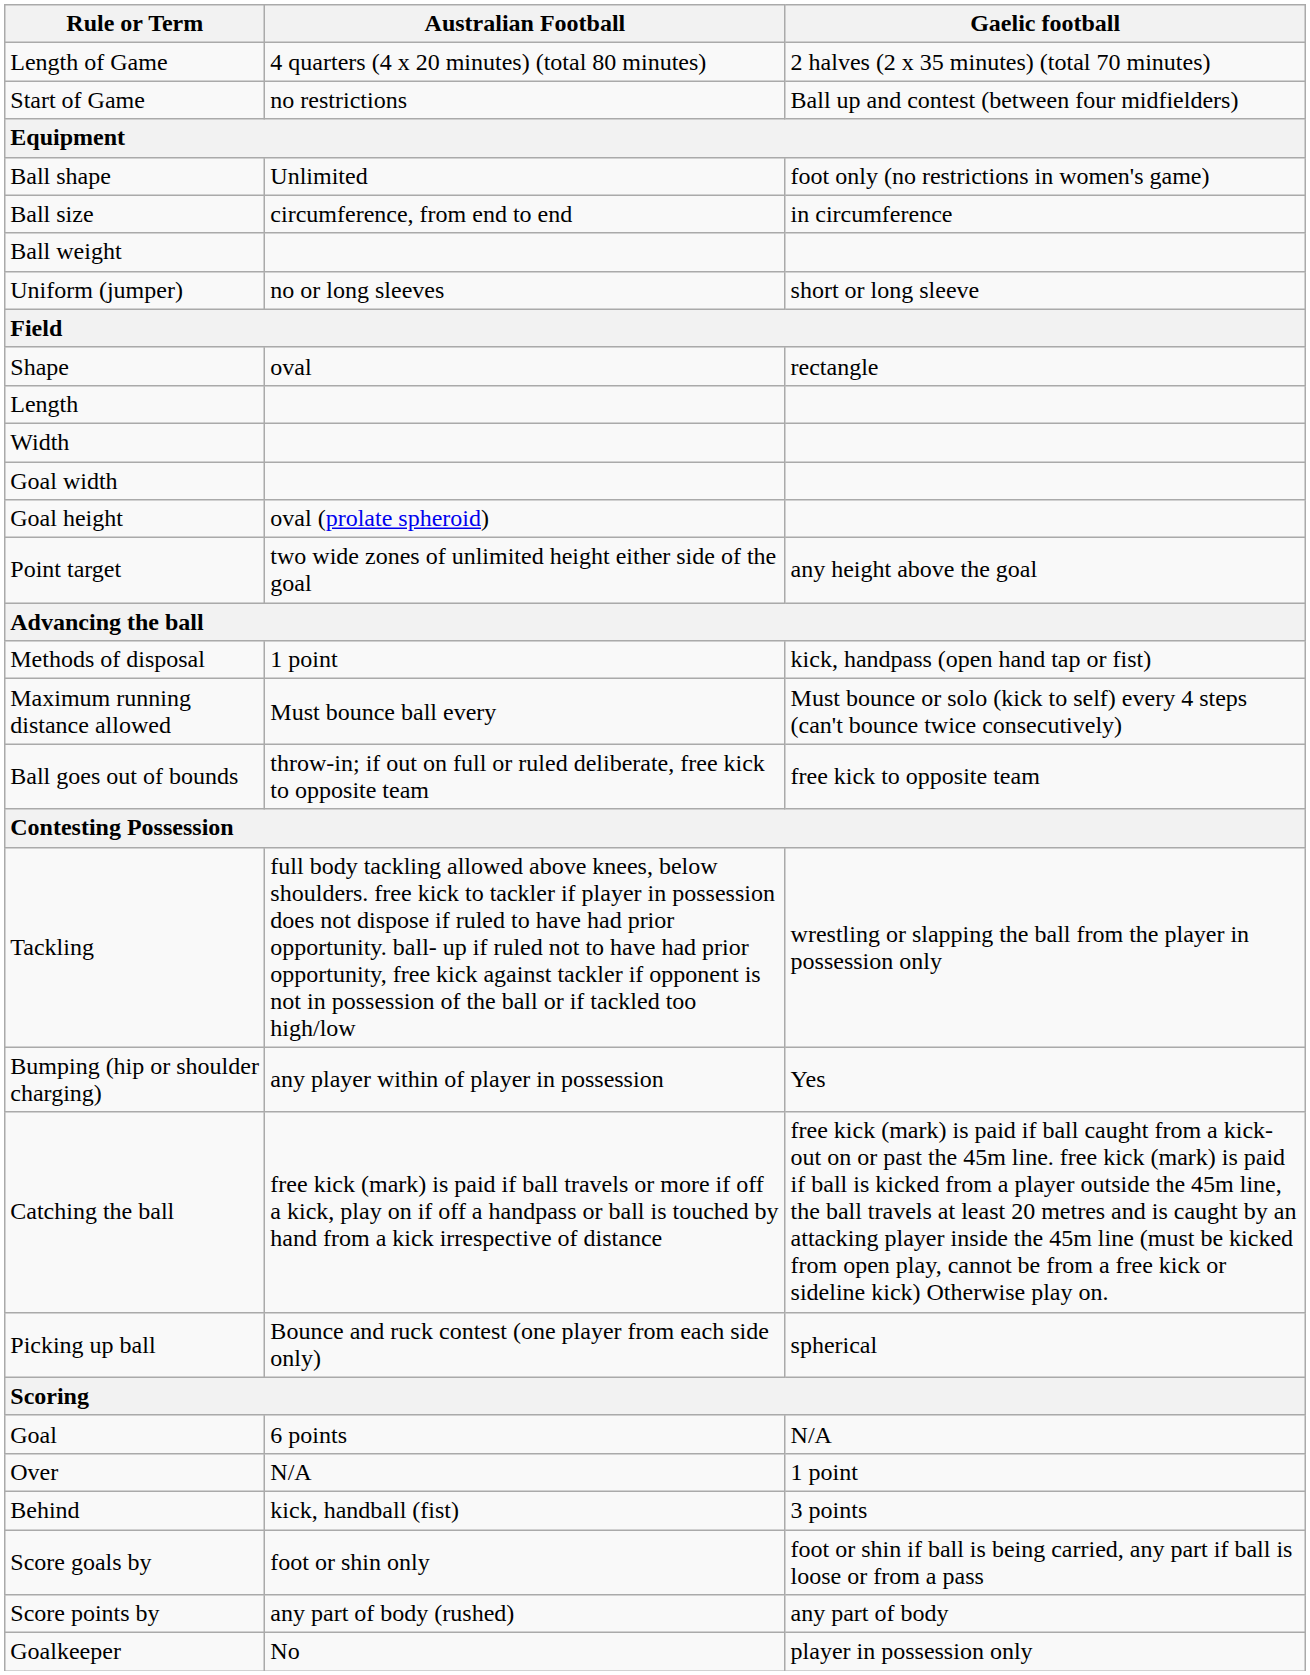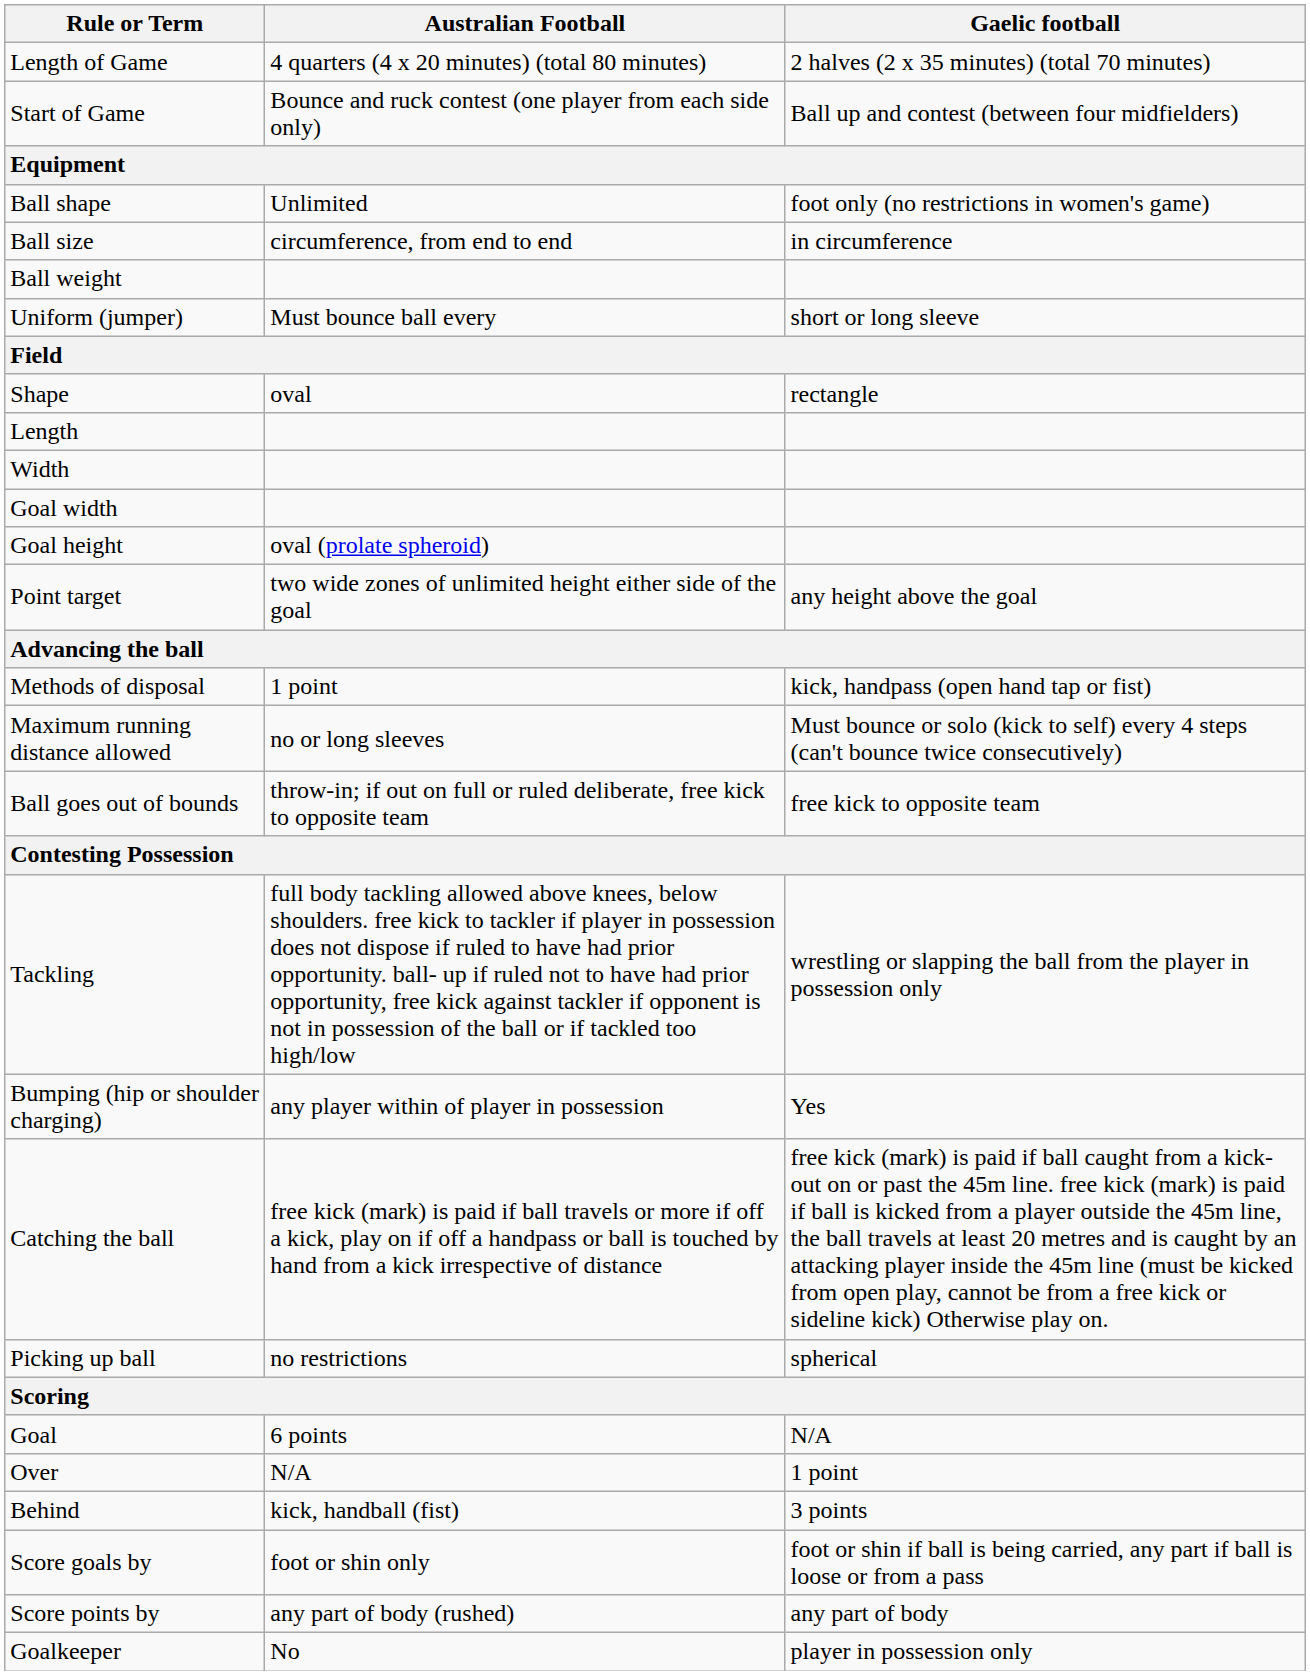(339, 99) no restrictions -> (520, 113) Bounce and ruck contest (one player from each side only)
(357, 289) no or long sleeves -> (383, 316) Must bounce ball every
(383, 711) Must bounce ball every -> (357, 738) no or long sleeves
(520, 1344) Bounce and ruck contest (one player from each side only) -> (339, 1357) no restrictions
